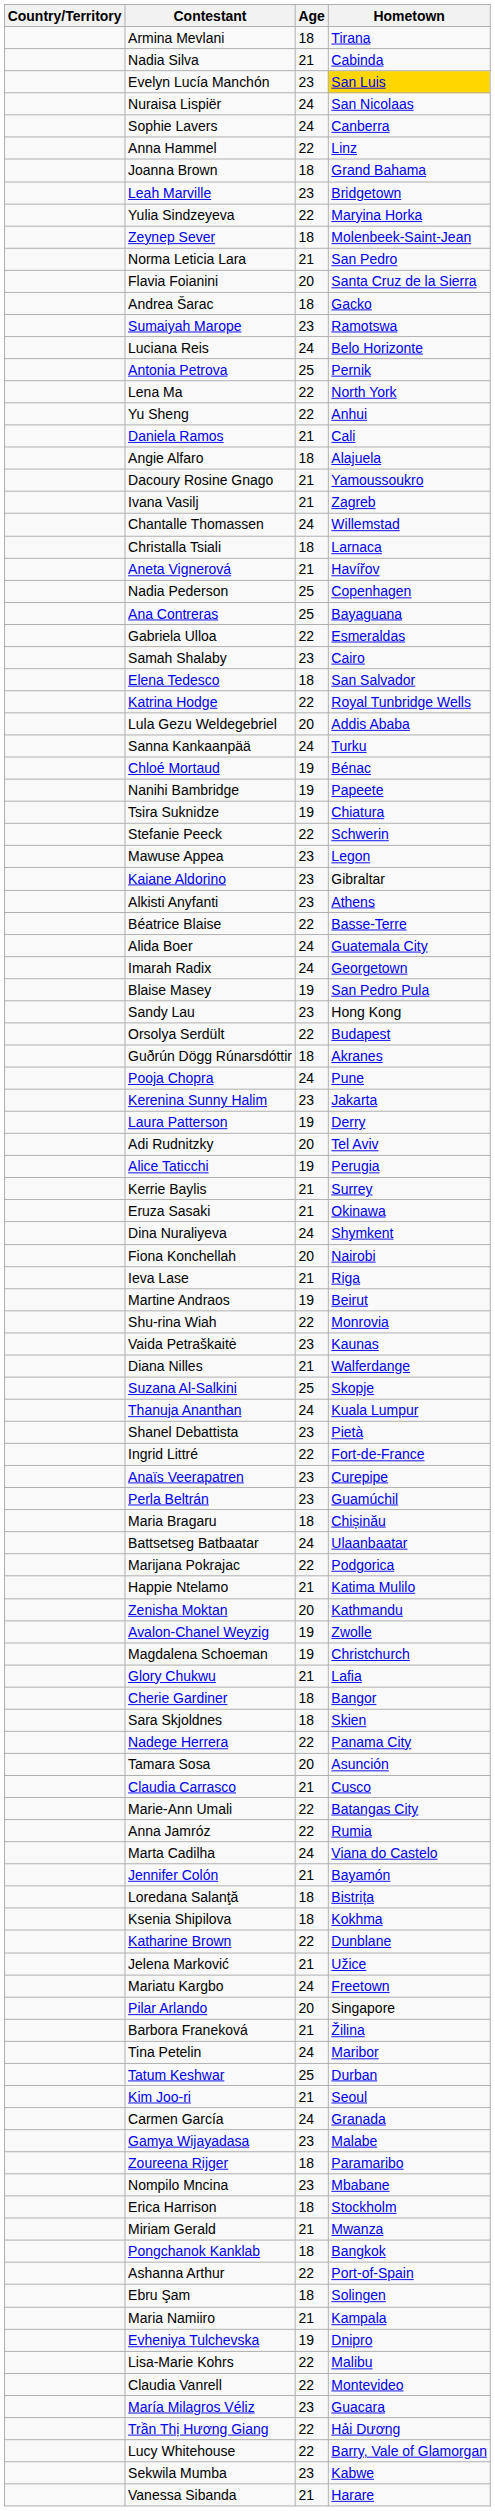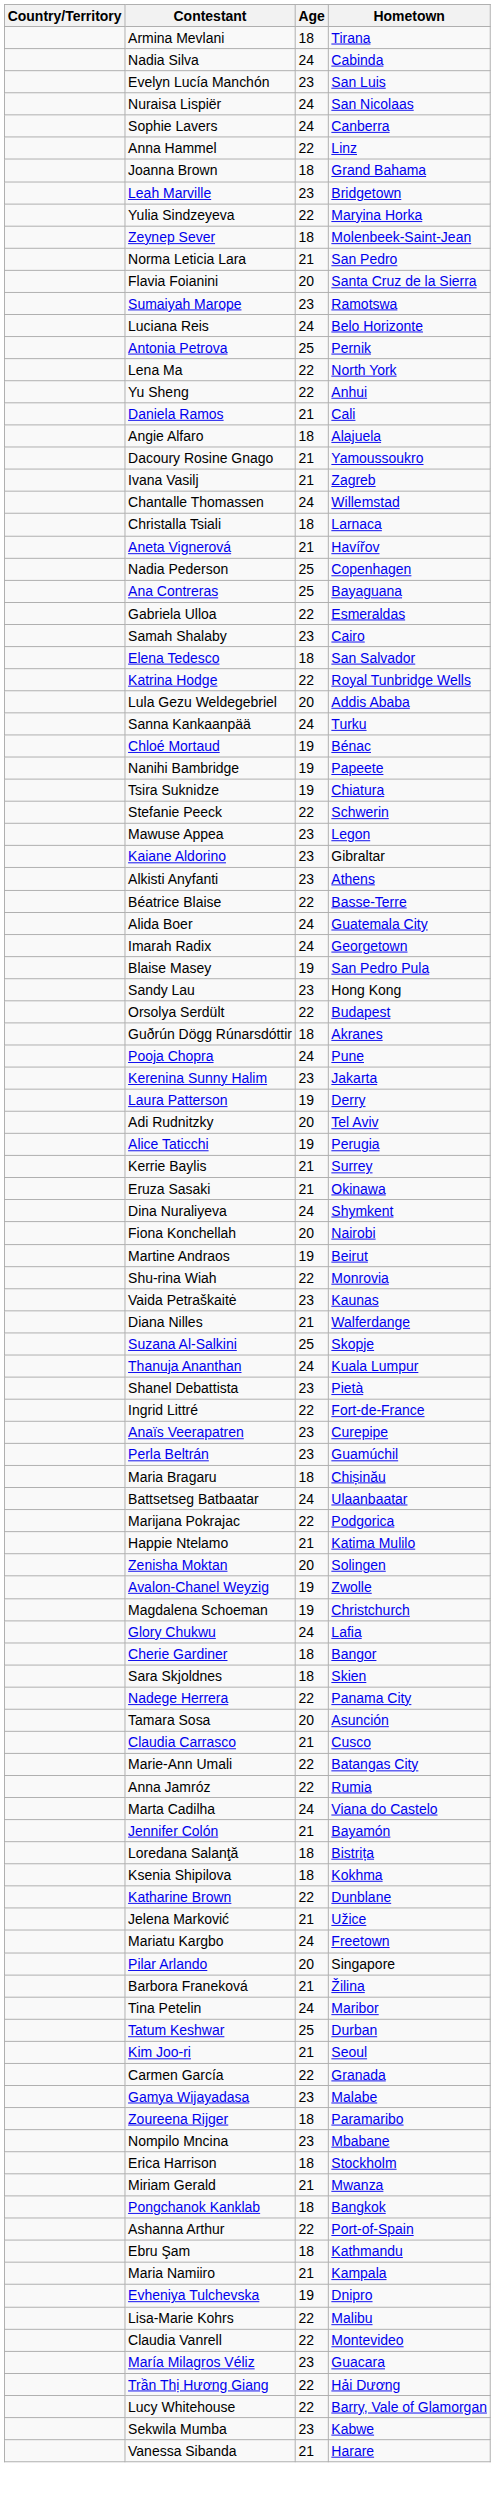(306, 60) 21 -> (306, 60) 24
(359, 82) gold background -> (359, 82) no background
- row: (171, 304)
- row: (158, 1278)
(367, 1610) Kathmandu -> (359, 1565) Solingen
(306, 1676) 21 -> (306, 1632) 24
(306, 2119) 24 -> (306, 2075) 22
(359, 2296) Solingen -> (367, 2252) Kathmandu
